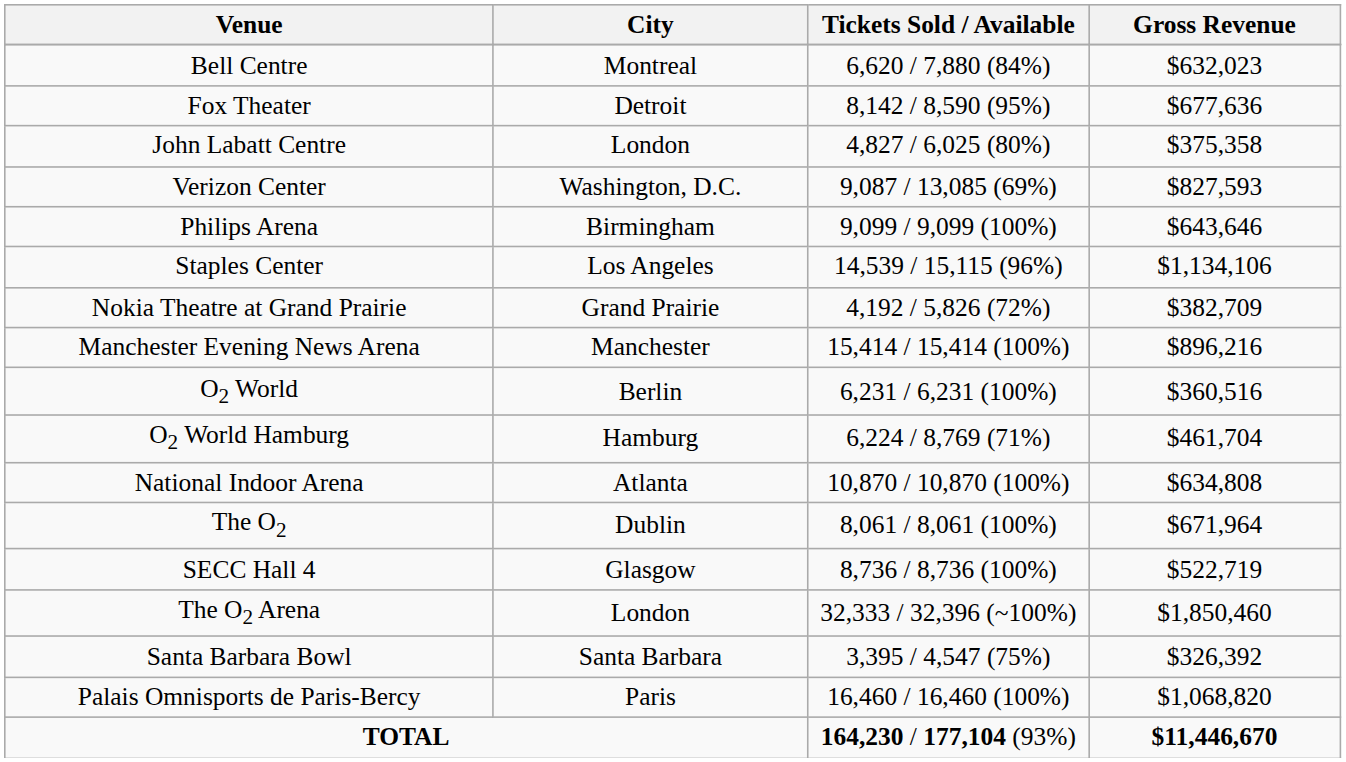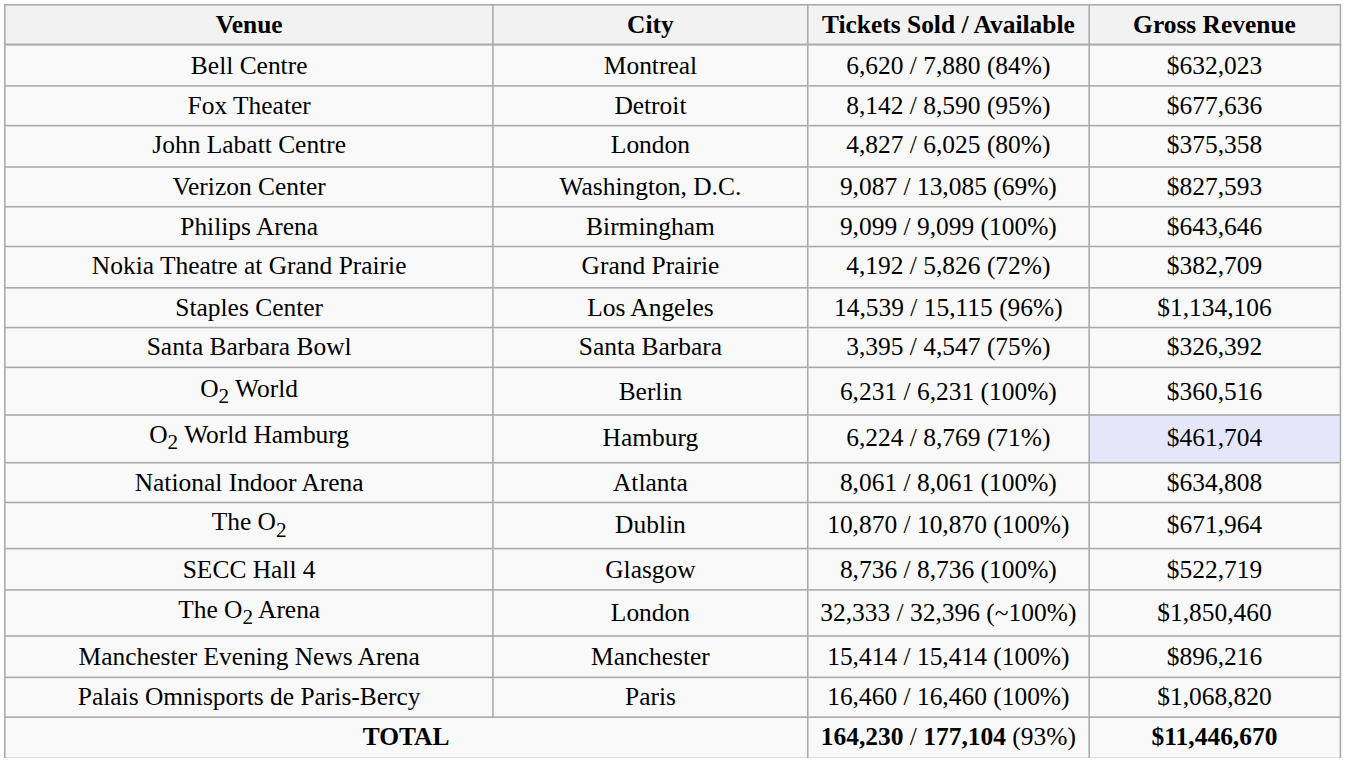rows swapped: (249, 307) <-> (249, 266)
rows swapped: (249, 656) <-> (249, 347)
(1214, 438) no background -> (1214, 438) lavender background
(948, 481) 10,870 / 10,870 (100%) -> (948, 481) 8,061 / 8,061 (100%)
(948, 525) 8,061 / 8,061 (100%) -> (948, 525) 10,870 / 10,870 (100%)
